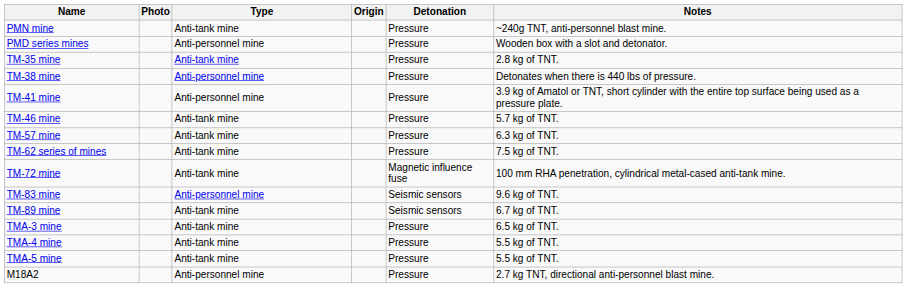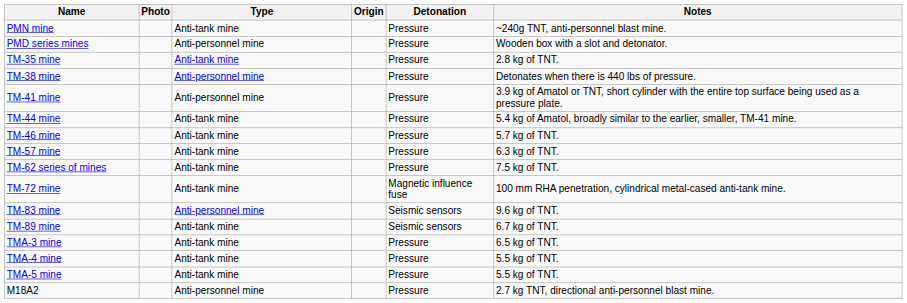+ row: (34, 119)
